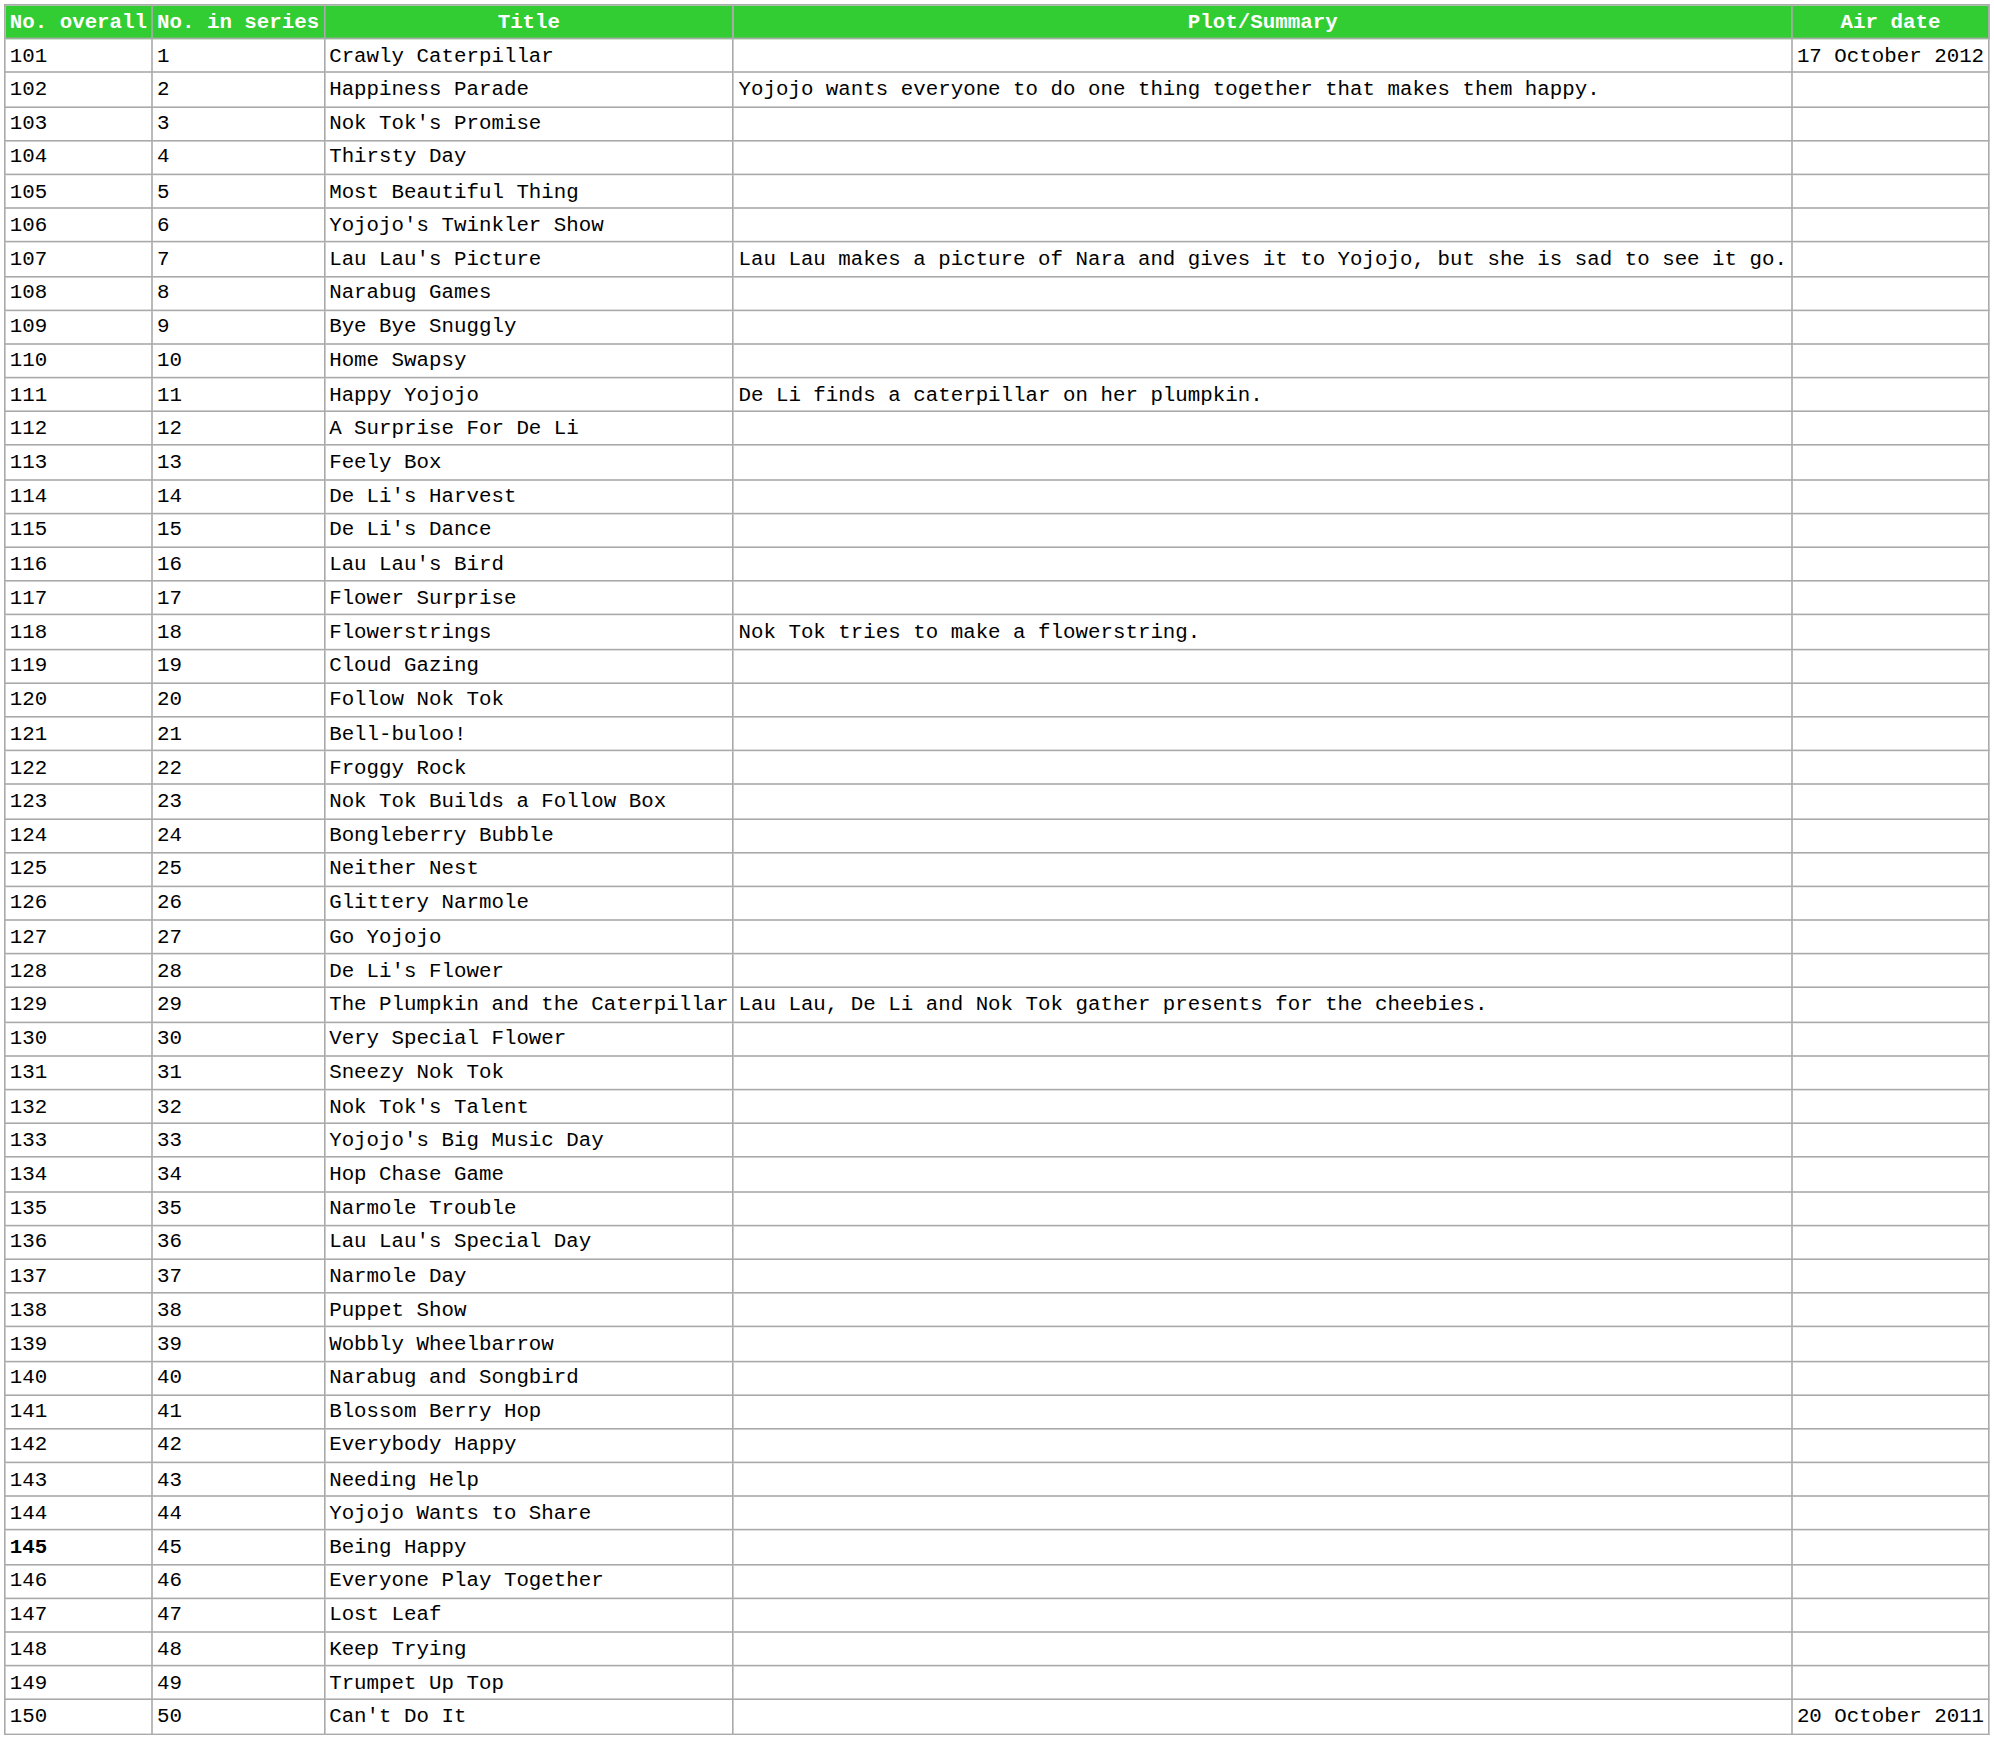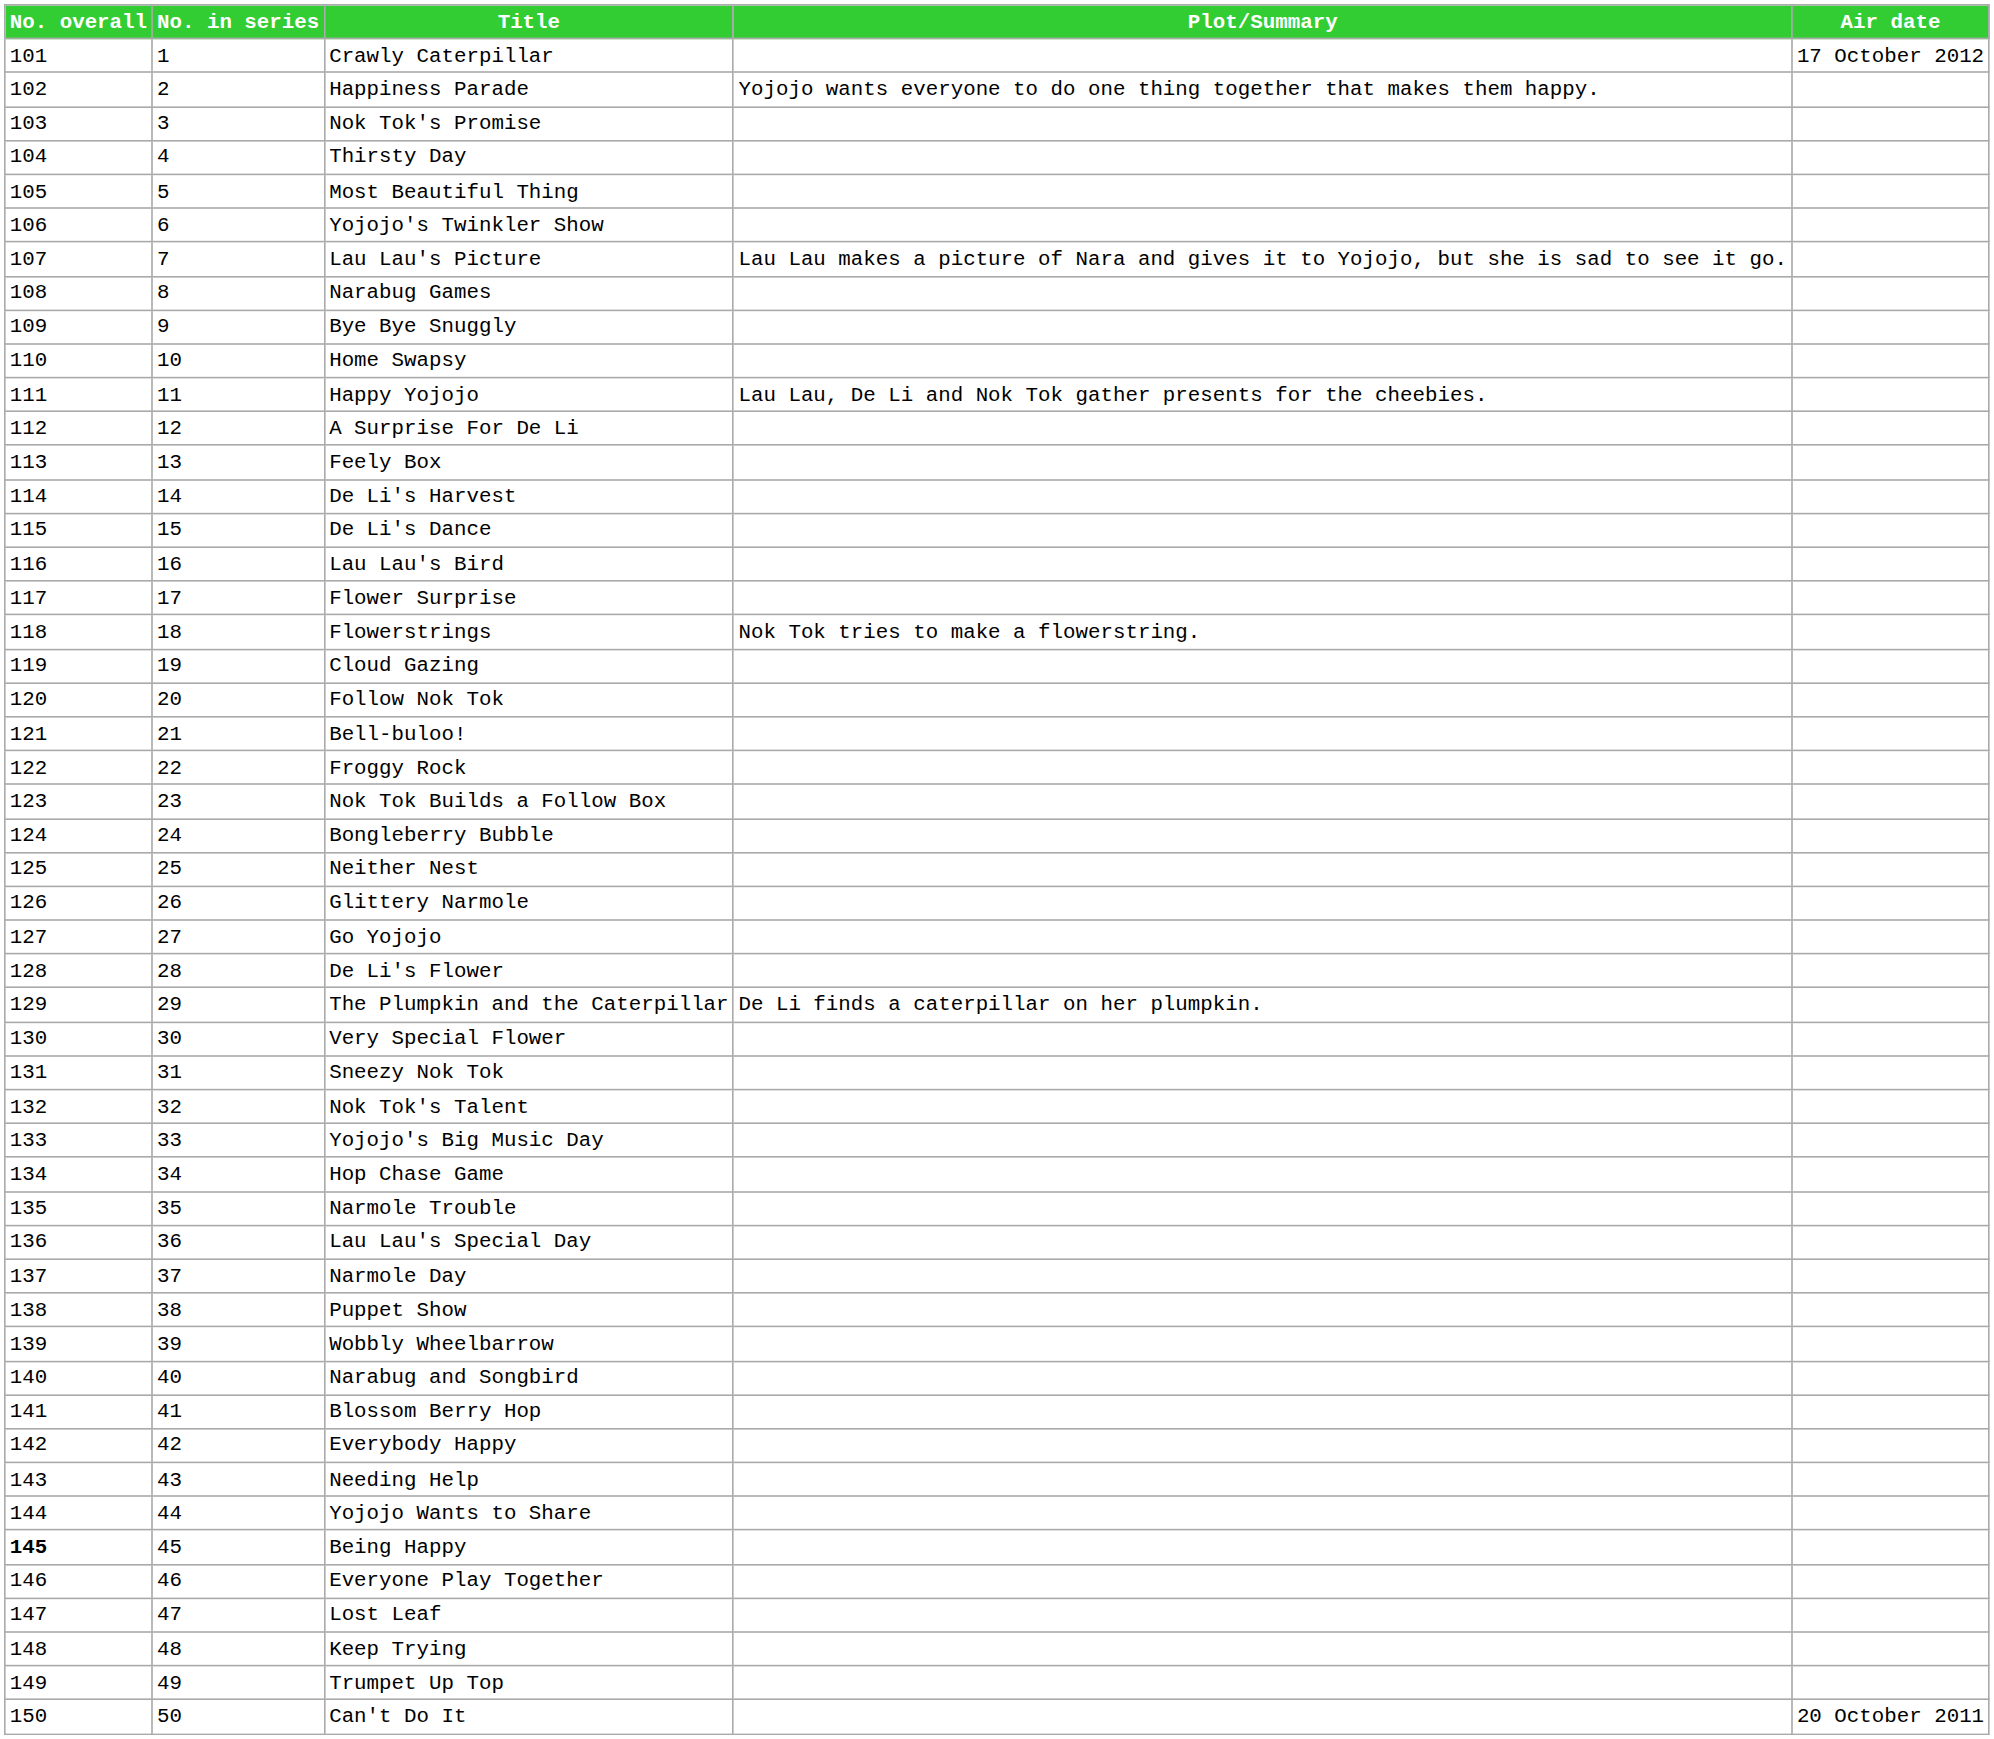(1001, 395) De Li finds a caterpillar on her plumpkin. -> (1113, 395) Lau Lau, De Li and Nok Tok gather presents for the cheebies.
(1113, 1005) Lau Lau, De Li and Nok Tok gather presents for the cheebies. -> (1001, 1005) De Li finds a caterpillar on her plumpkin.
